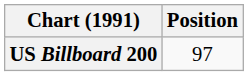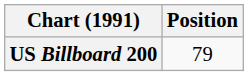(202, 53) 97 -> (202, 53) 79
